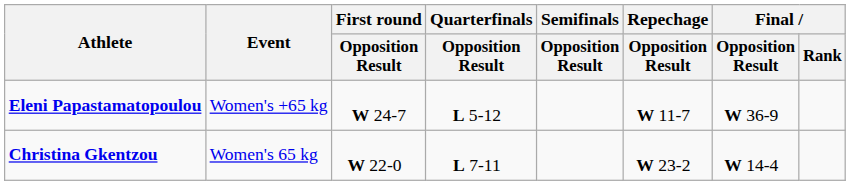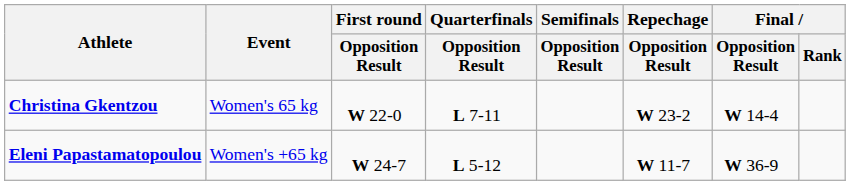rows swapped: (105, 105) <-> (83, 155)
